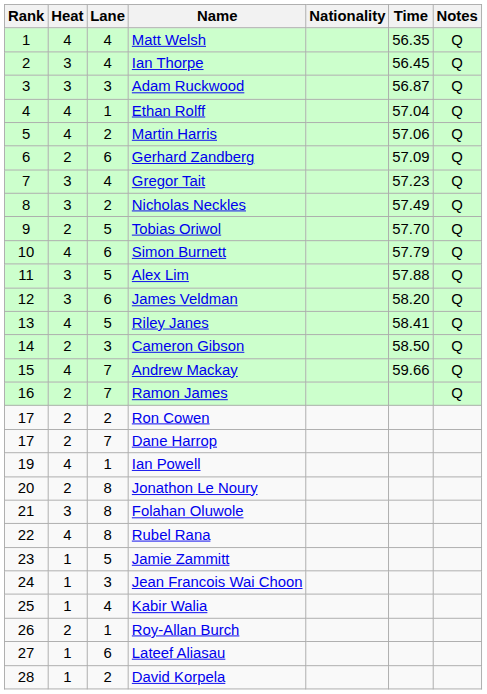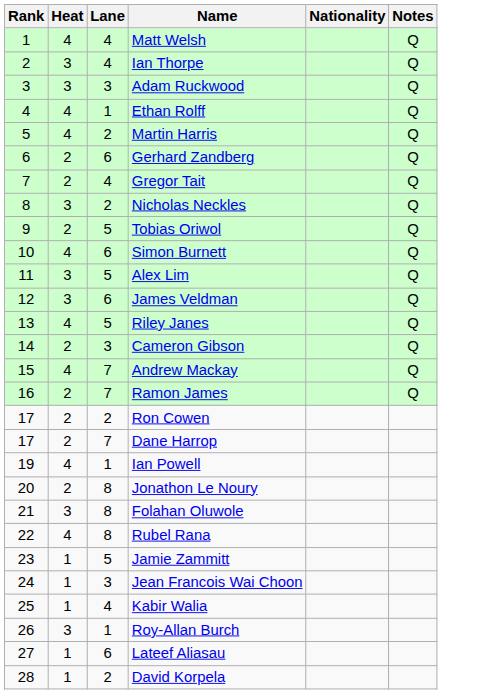- column: (411, 16)
(67, 181) 3 -> (67, 181) 2
(67, 629) 2 -> (67, 629) 3
